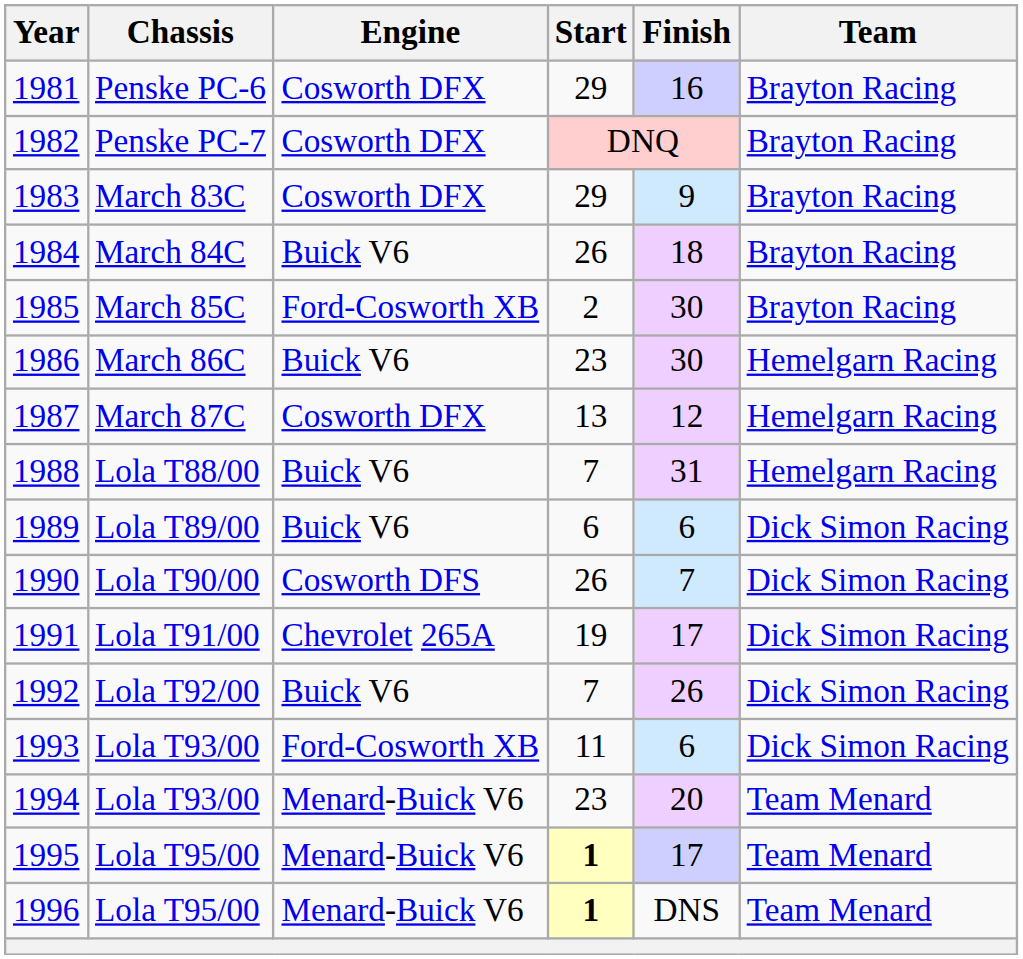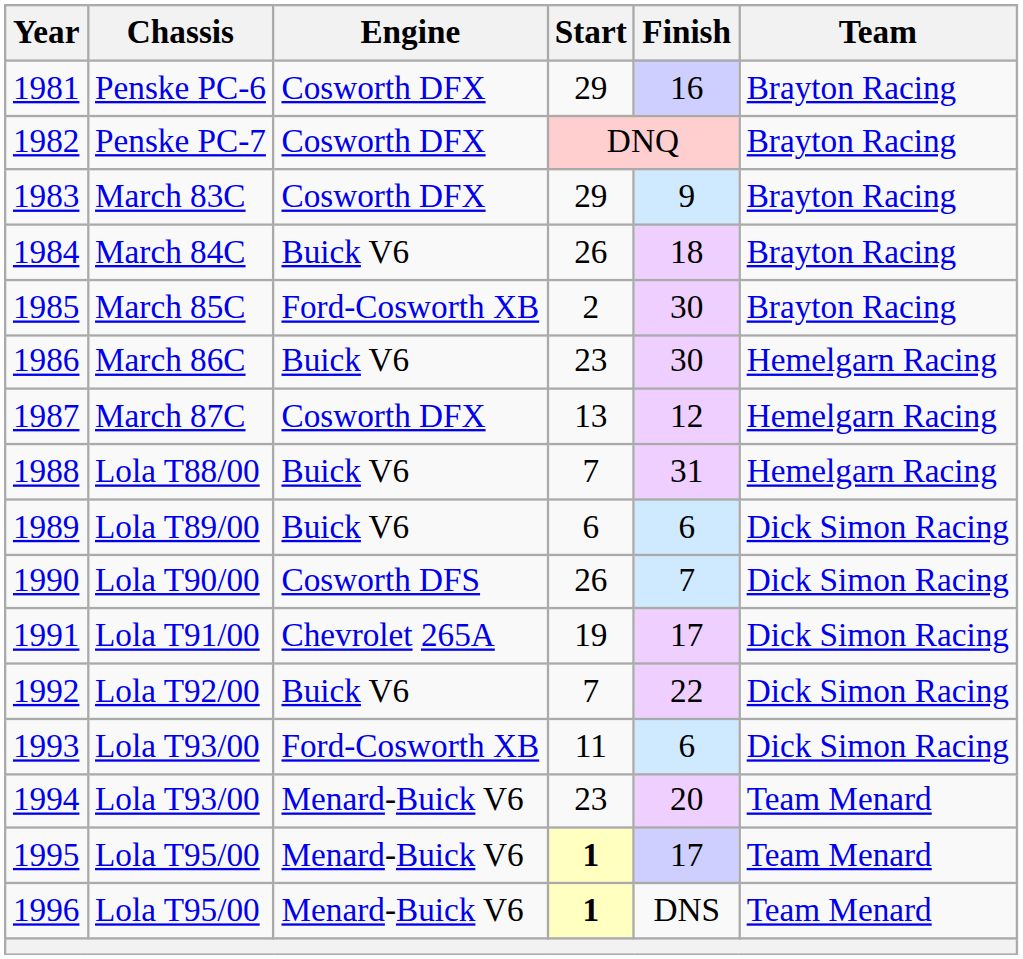(687, 690) 26 -> (687, 690) 22
